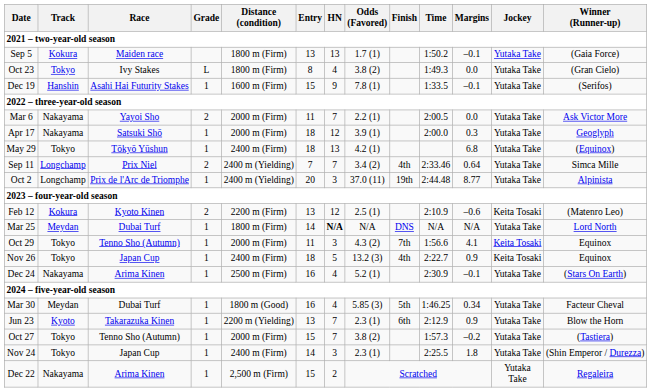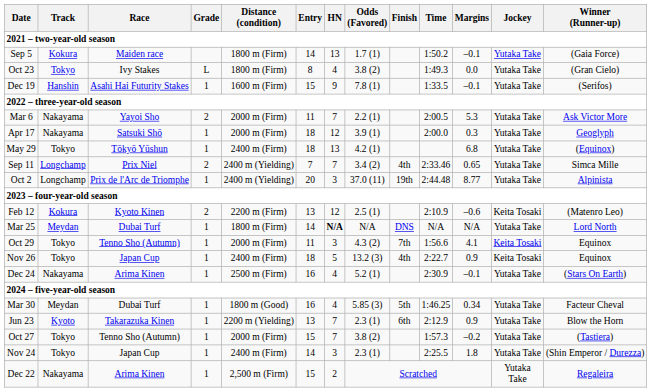(310, 55) 13 -> (310, 55) 14
(472, 117) 0.0 -> (472, 117) 5.3
(472, 165) 0.64 -> (472, 165) 0.65
